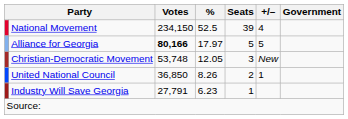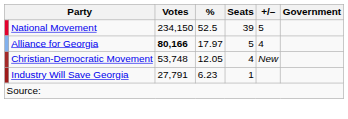(261, 28) 4 -> (261, 28) 5
(261, 43) 5 -> (261, 43) 4
(251, 59) 3 -> (251, 59) 4
- row: (63, 75)
